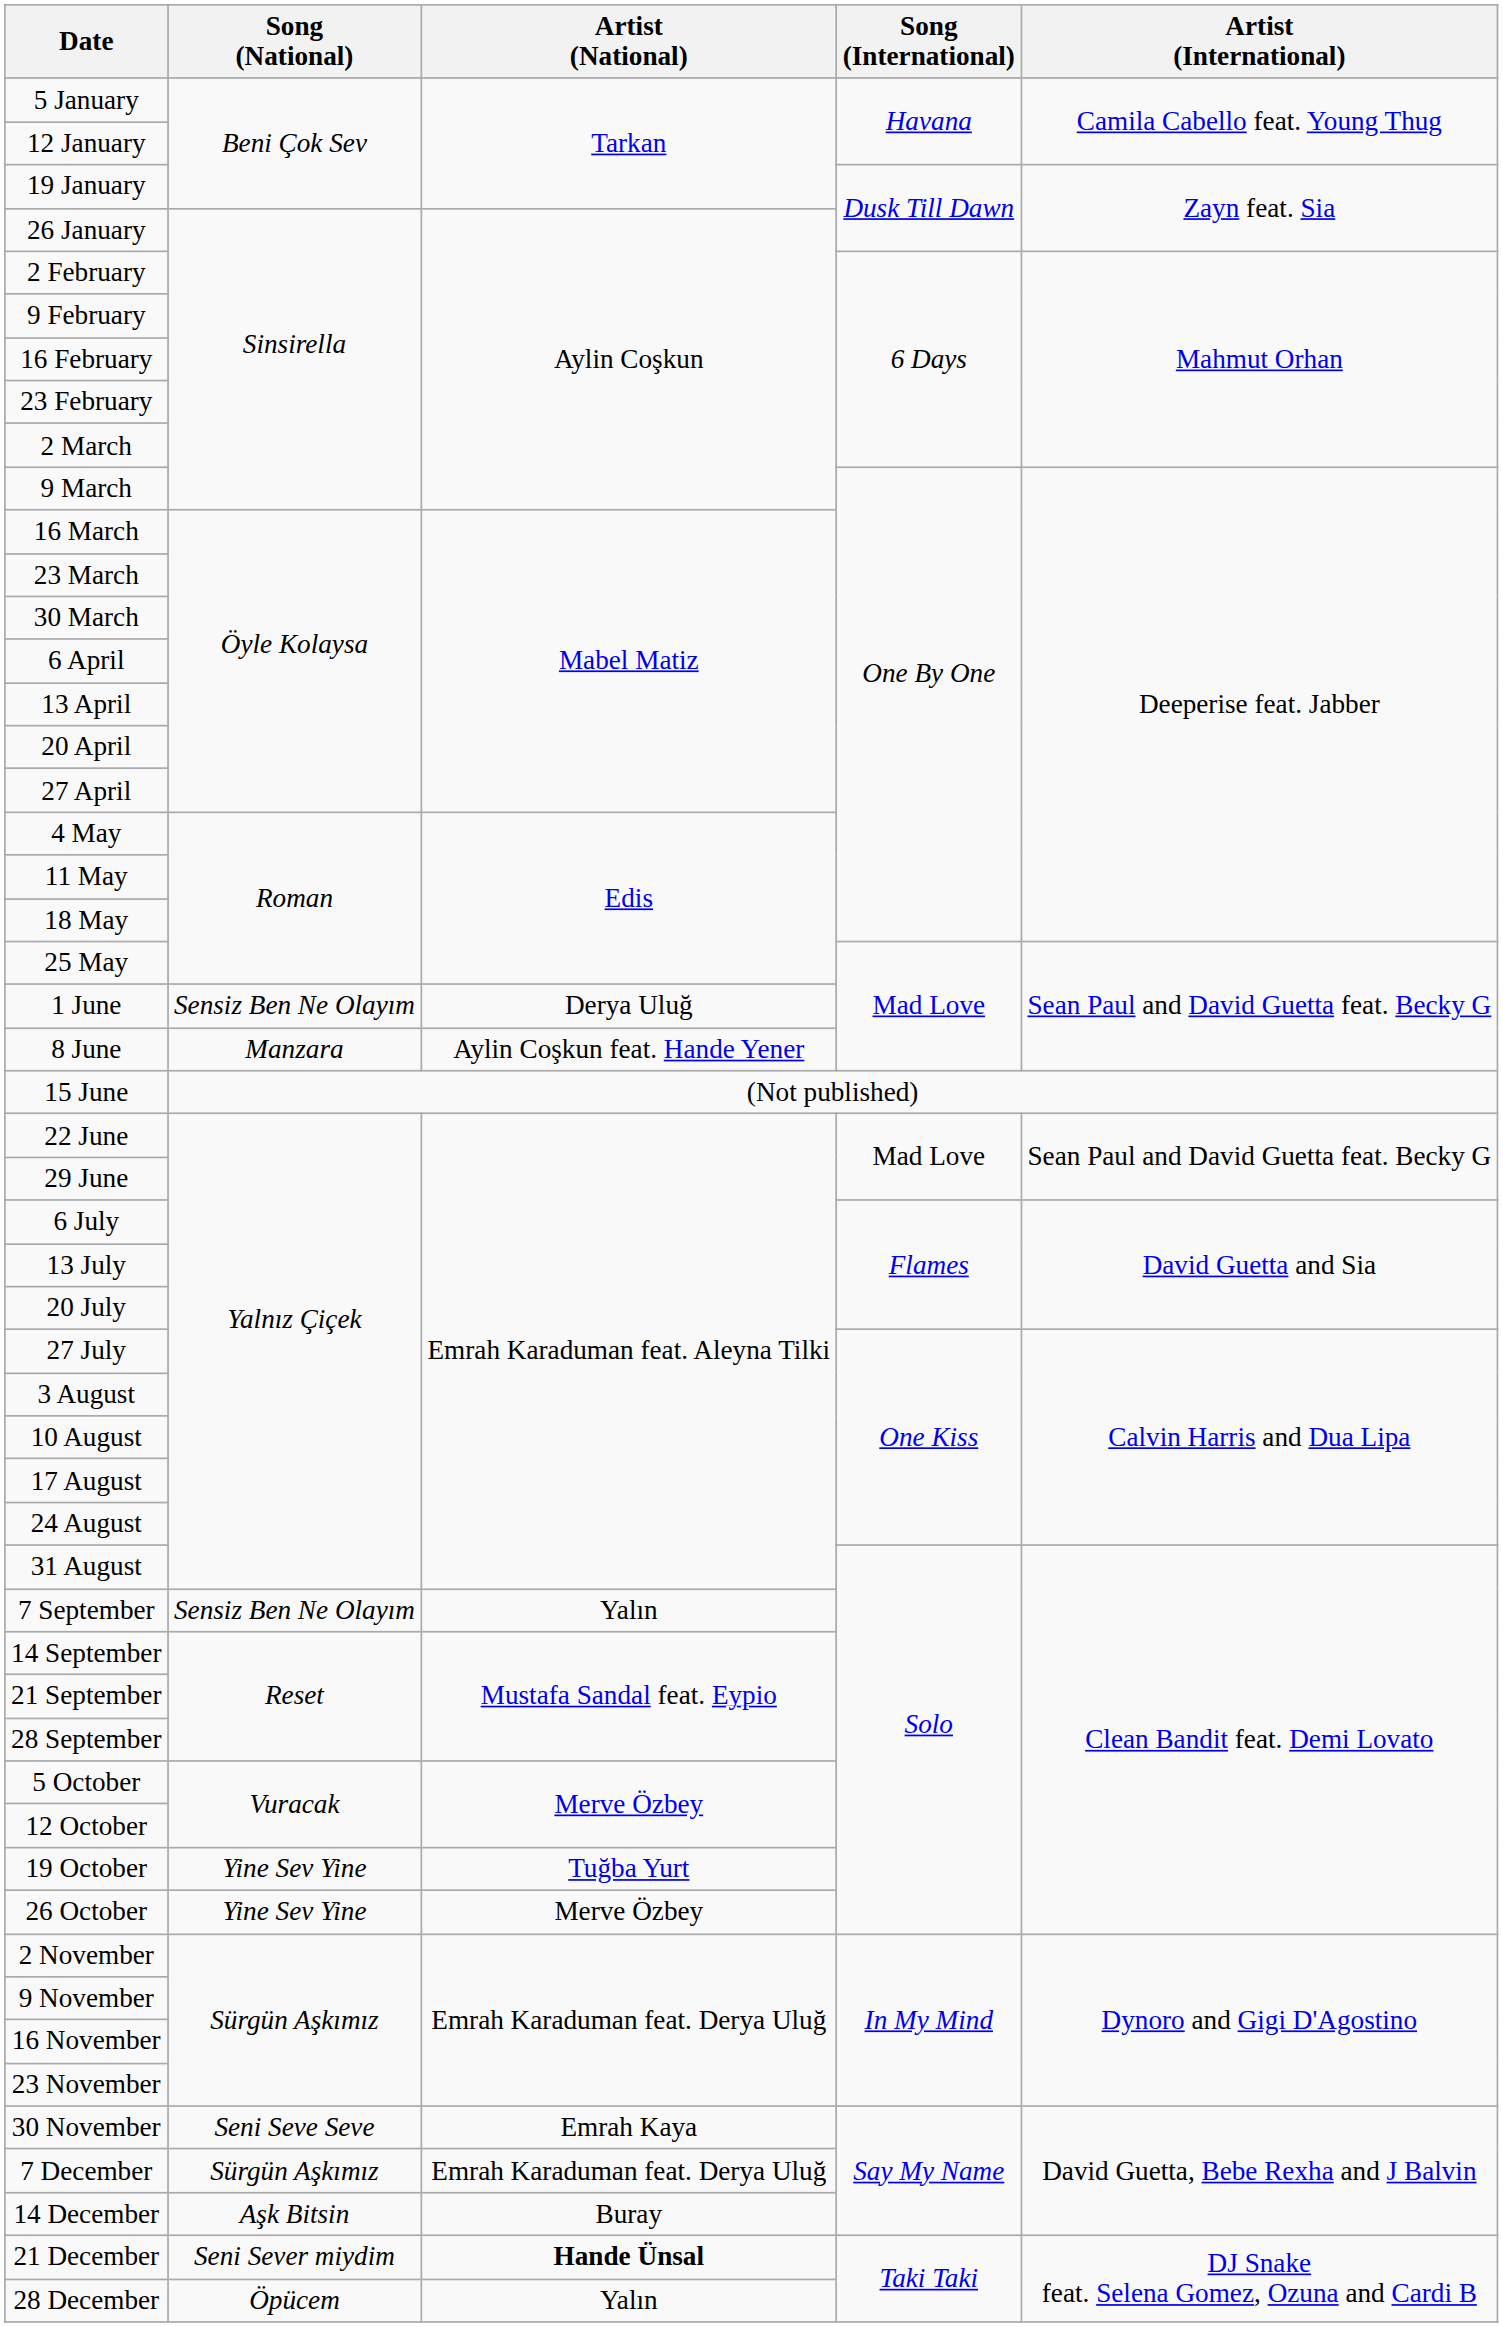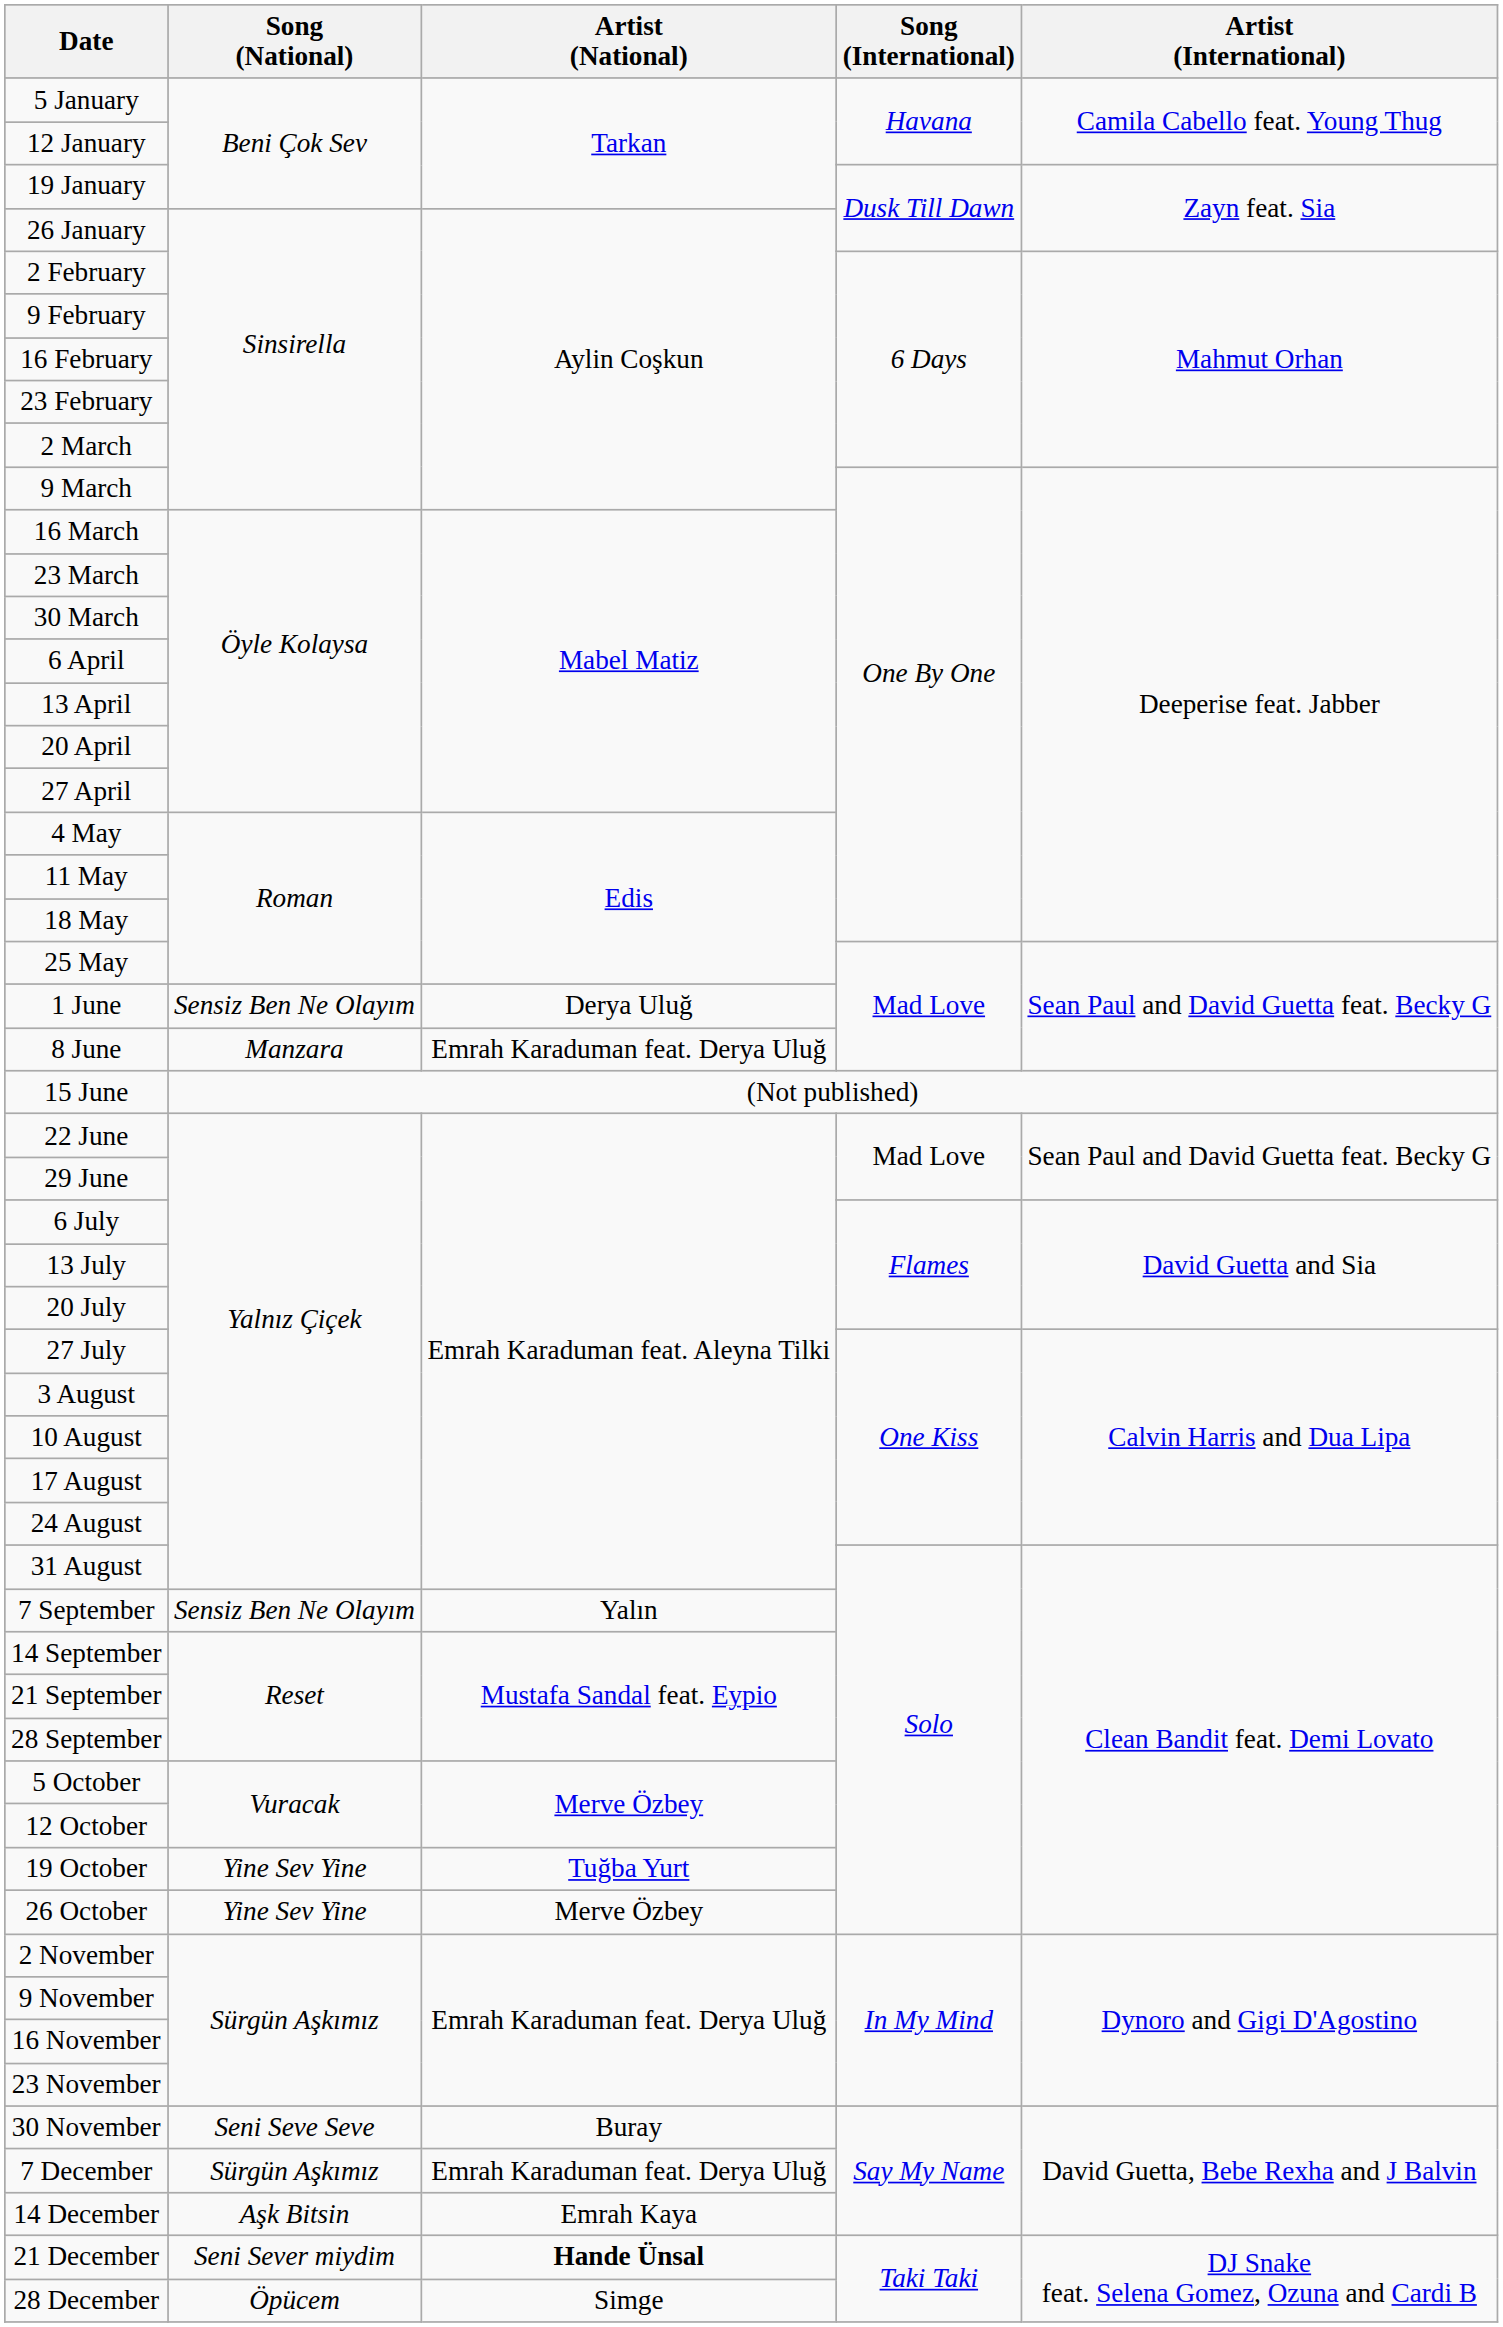(629, 1048) Aylin Coşkun feat. Hande Yener -> (629, 1048) Emrah Karaduman feat. Derya Uluğ
(629, 2127) Emrah Kaya -> (629, 2127) Buray
(629, 2213) Buray -> (629, 2213) Emrah Kaya
(629, 2299) Yalın -> (629, 2299) Simge
